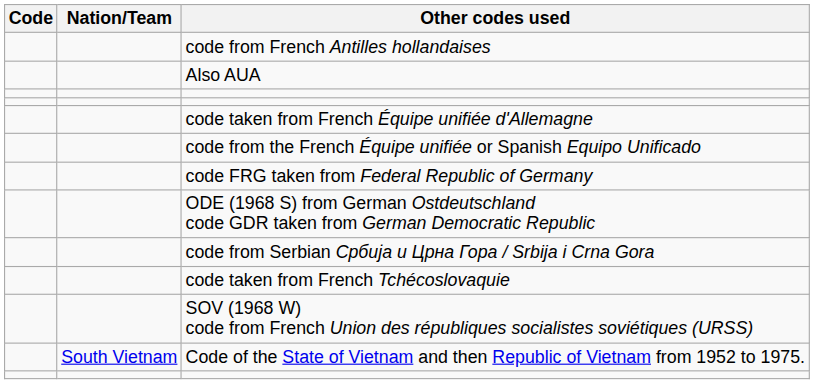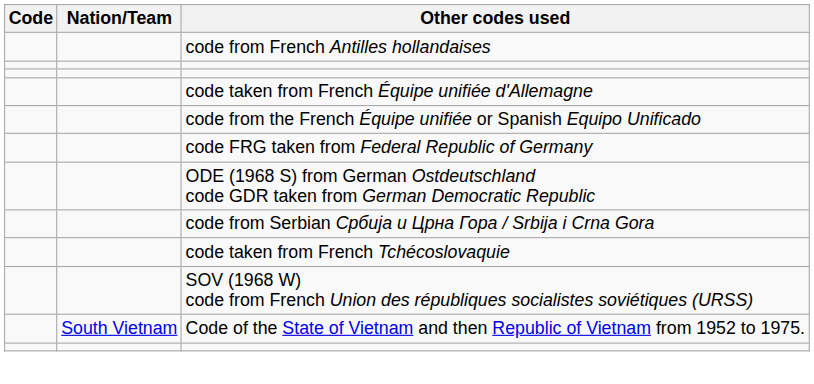- row: (119, 75)
